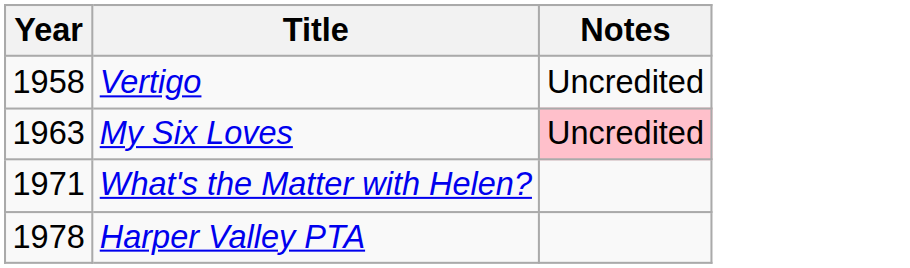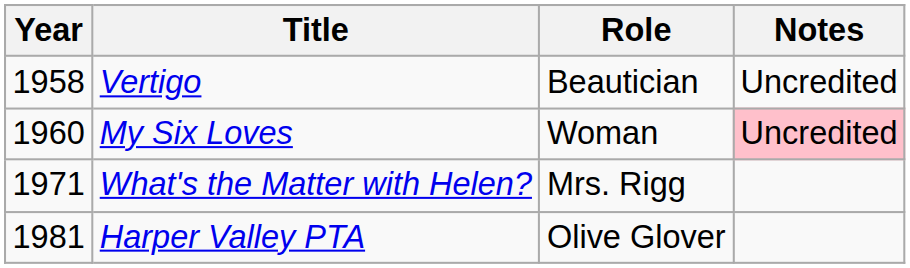+ column: (636, 30)
(49, 133) 1963 -> (49, 133) 1960
(49, 236) 1978 -> (49, 236) 1981
